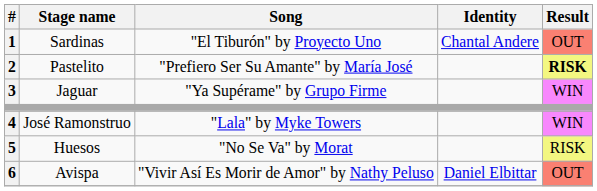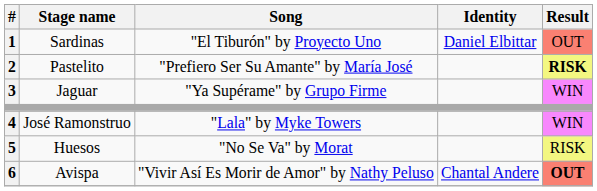(490, 41) Chantal Andere -> (490, 41) Daniel Elbittar
(490, 173) Daniel Elbittar -> (490, 173) Chantal Andere
(568, 173) normal -> (568, 173) bold
